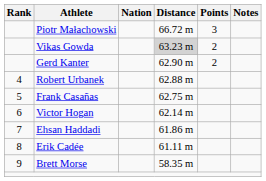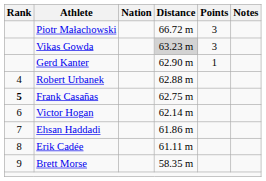(214, 46) 2 -> (214, 46) 3
(214, 63) 2 -> (214, 63) 1
(19, 96) normal -> (19, 96) bold
